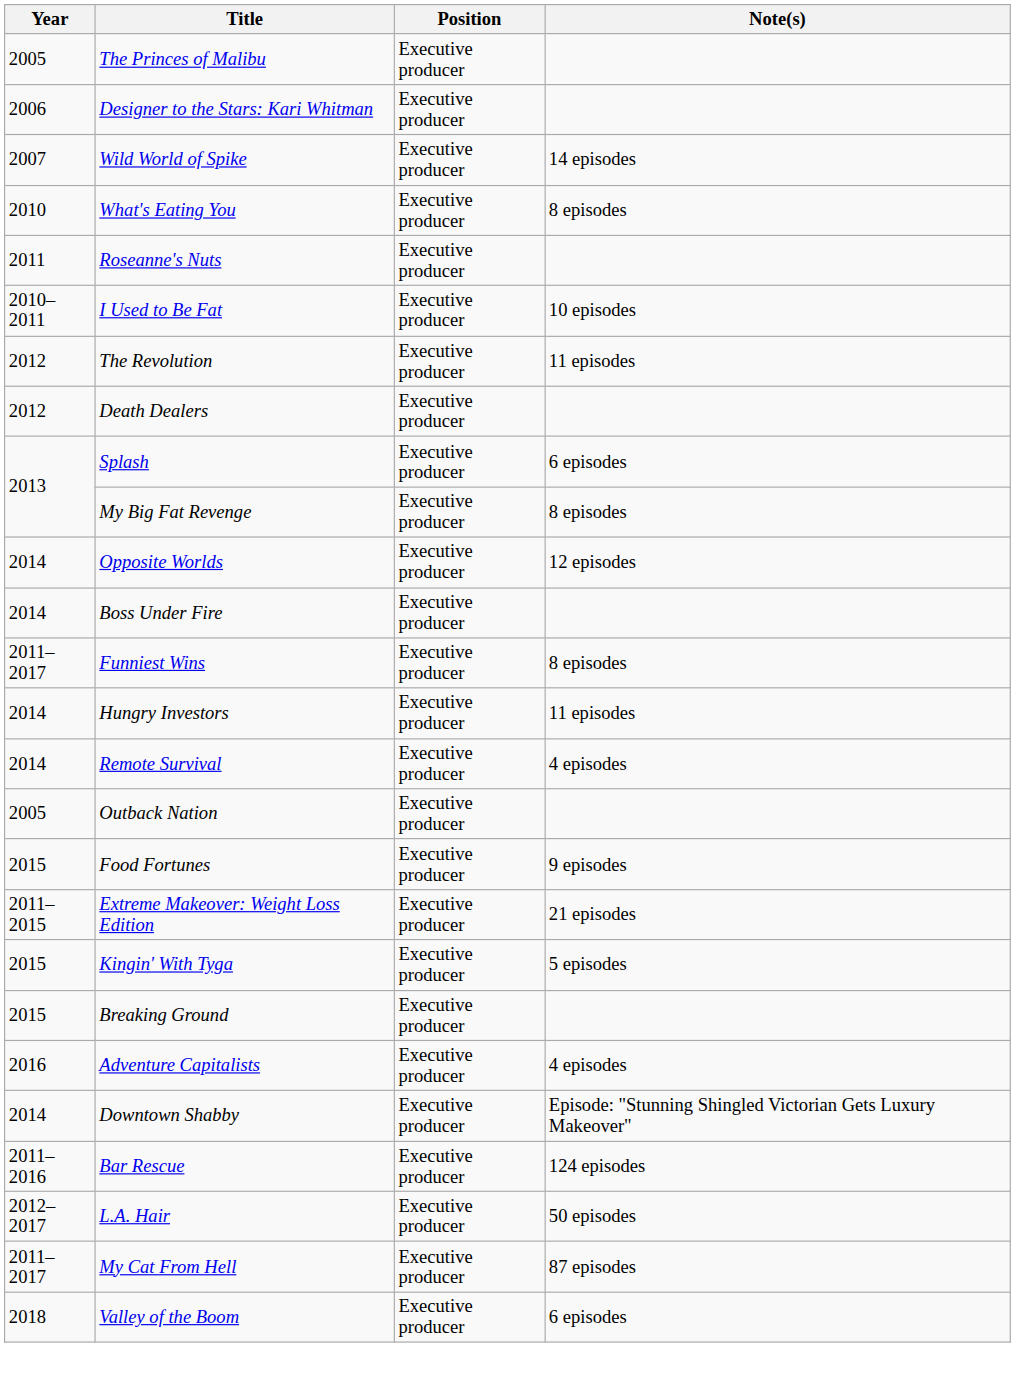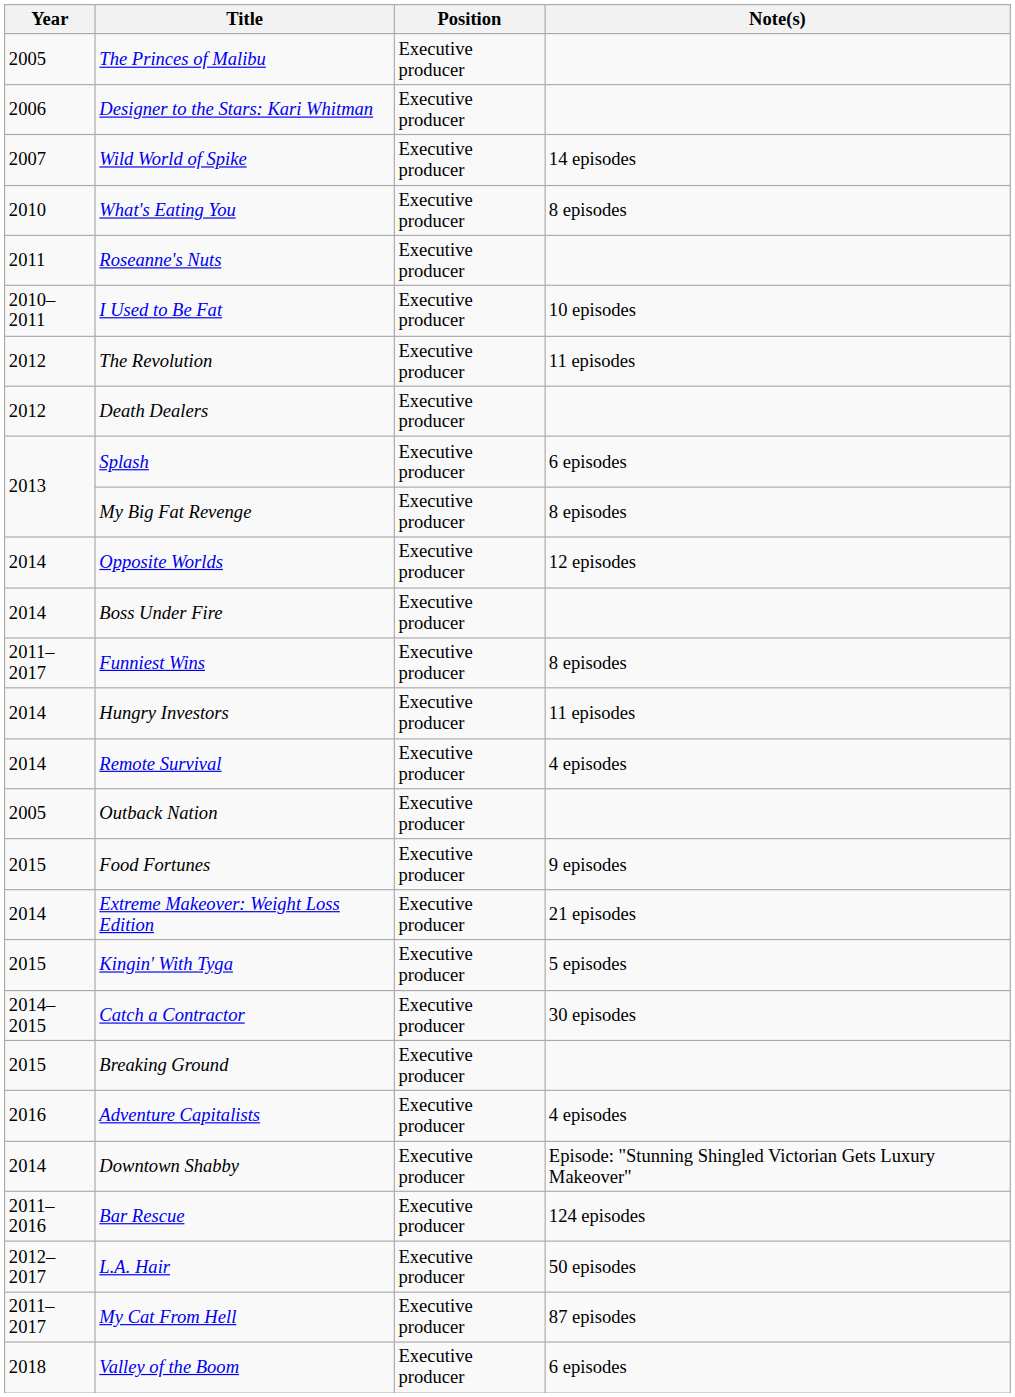(32, 914) 2011–2015 -> (27, 914) 2014
+ row: (172, 1015)
